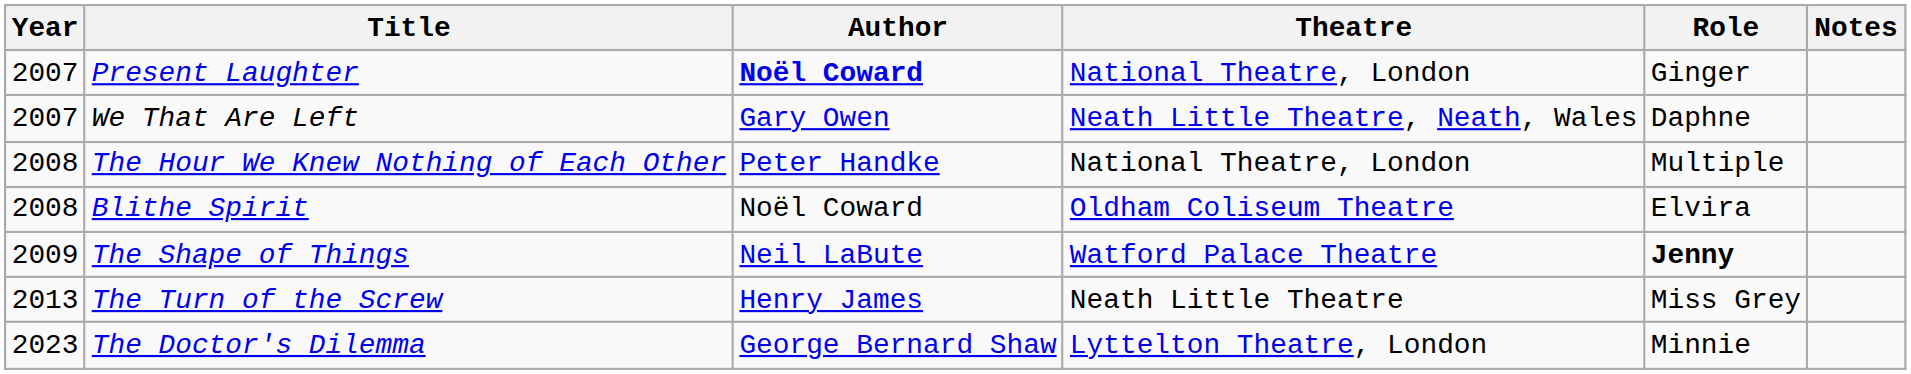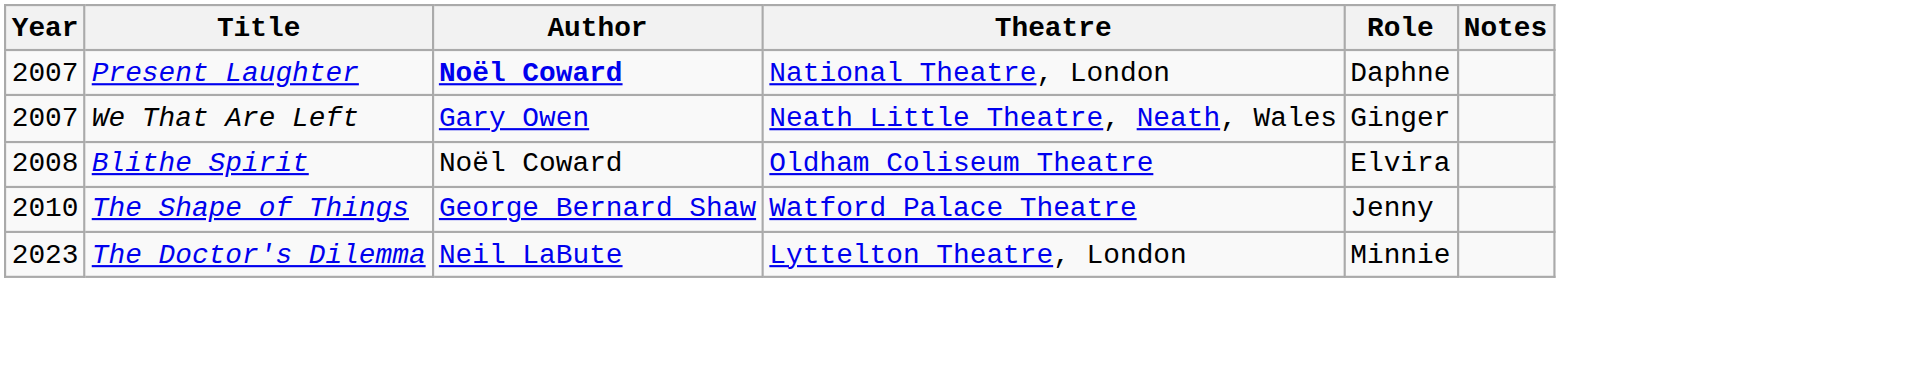(1701, 73) Ginger -> (1400, 73) Daphne
(1701, 118) Daphne -> (1400, 118) Ginger
- row: (409, 164)
(45, 254) 2009 -> (45, 209) 2010
(831, 254) Neil LaBute -> (597, 209) George Bernard Shaw
(1693, 254) bold -> (1392, 209) normal
- row: (267, 300)
(898, 345) George Bernard Shaw -> (531, 254) Neil LaBute
